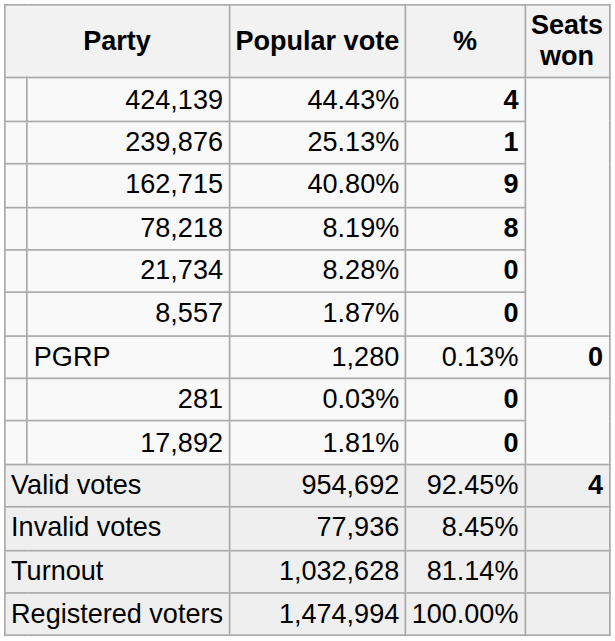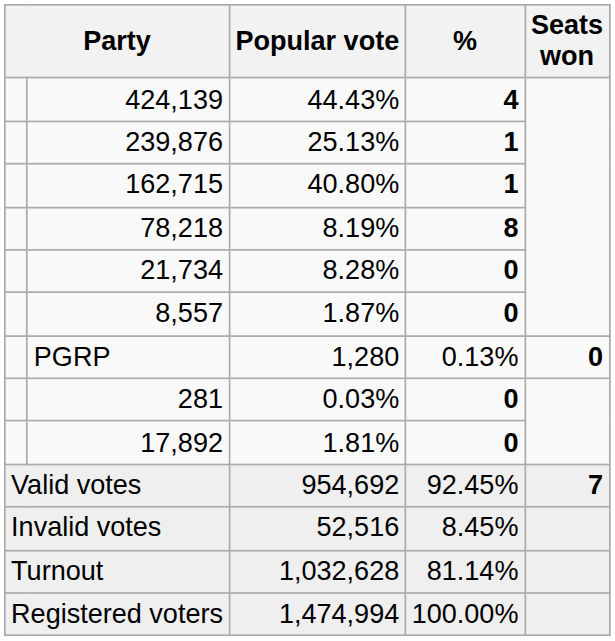(511, 185) 9 -> (511, 185) 1
(596, 485) 4 -> (596, 485) 7
(358, 528) 77,936 -> (358, 528) 52,516
